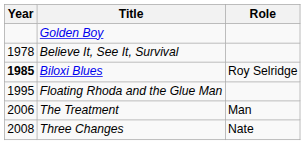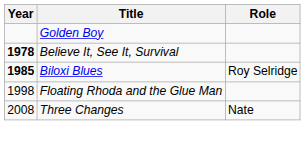(21, 52) normal -> (21, 52) bold
(21, 91) 1995 -> (21, 91) 1998
- row: (79, 110)
